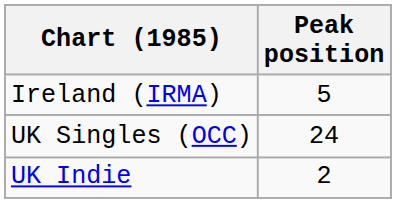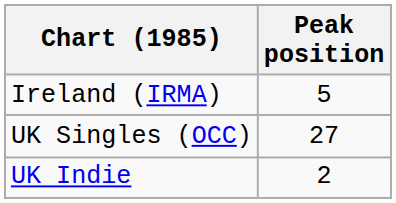(324, 136) 24 -> (324, 136) 27
